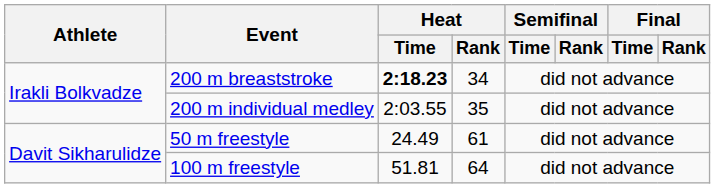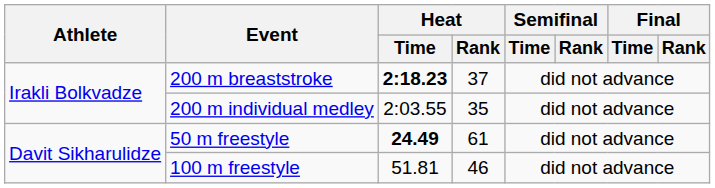(478, 78) 34 -> (478, 78) 37
(415, 138) normal -> (415, 138) bold
(478, 169) 64 -> (478, 169) 46
